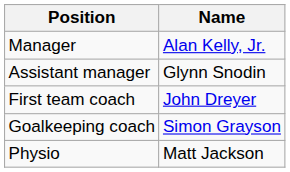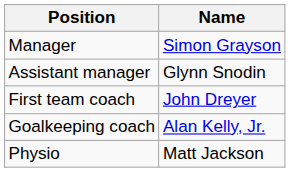(214, 45) Alan Kelly, Jr. -> (222, 45) Simon Grayson
(222, 126) Simon Grayson -> (214, 126) Alan Kelly, Jr.
